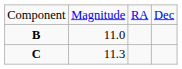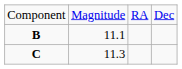(115, 34) 11.0 -> (115, 34) 11.1
